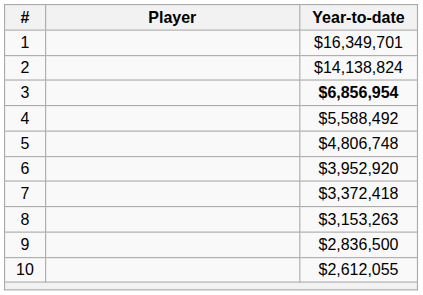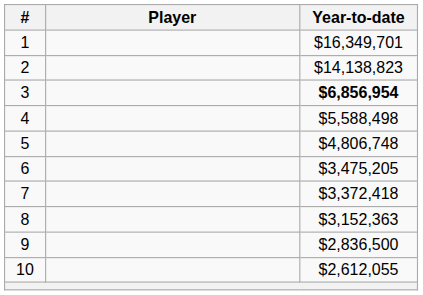(359, 68) $14,138,824 -> (359, 68) $14,138,823
(359, 119) $5,588,492 -> (359, 119) $5,588,498
(359, 169) $3,952,920 -> (359, 169) $3,475,205
(359, 220) $3,153,263 -> (359, 220) $3,152,363
